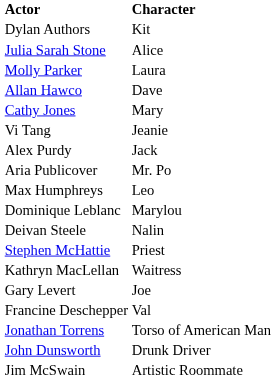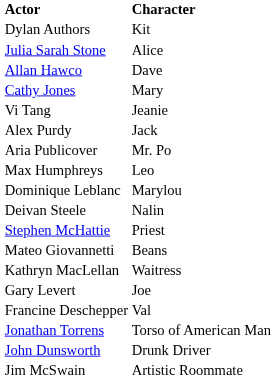- row: (43, 70)
+ row: (60, 250)
